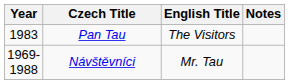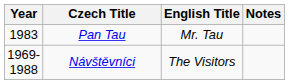(202, 34) The Visitors -> (202, 34) Mr. Tau
(202, 62) Mr. Tau -> (202, 62) The Visitors
